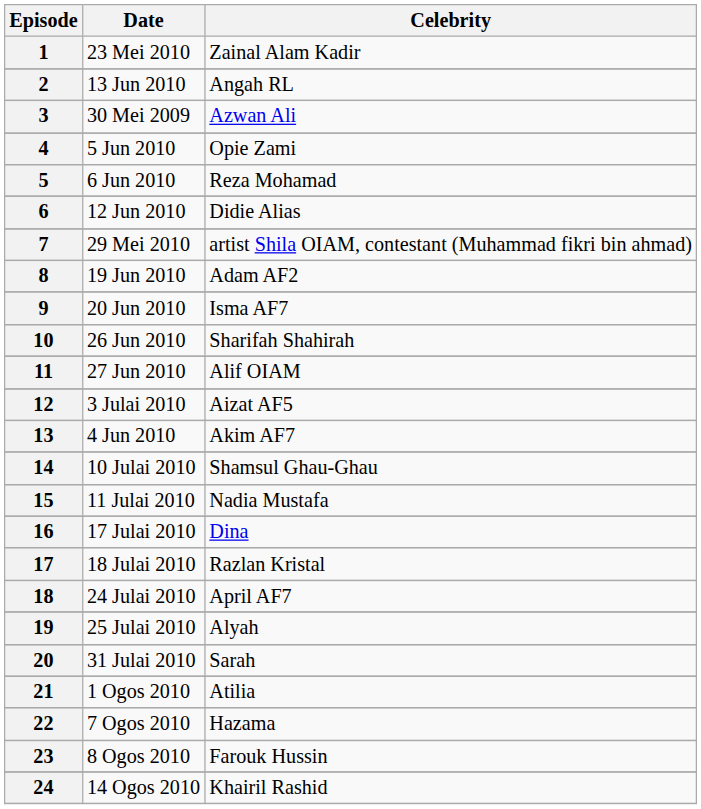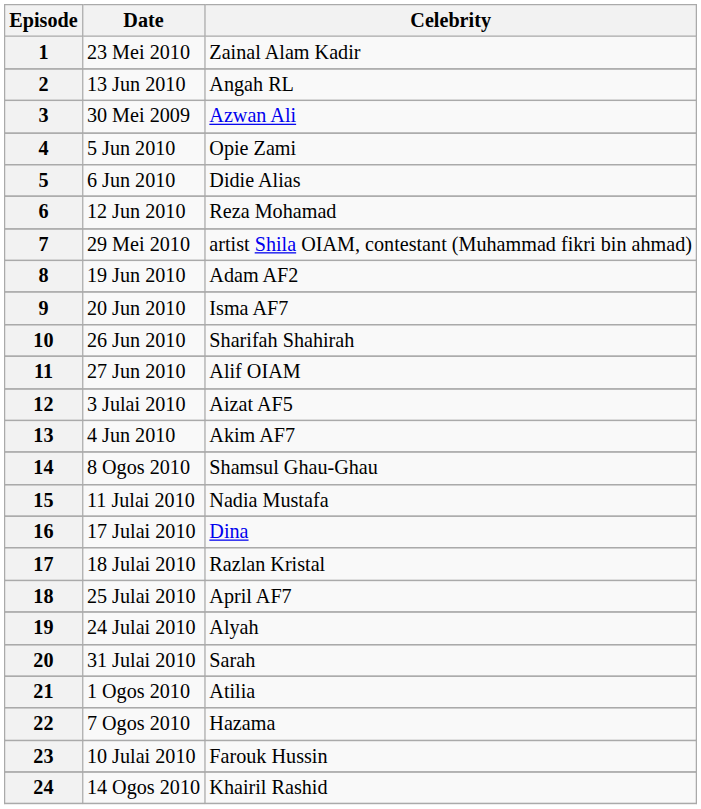(273, 180) Reza Mohamad -> (255, 180) Didie Alias
(255, 212) Didie Alias -> (273, 212) Reza Mohamad
(141, 468) 10 Julai 2010 -> (138, 468) 8 Ogos 2010
(141, 595) 24 Julai 2010 -> (141, 595) 25 Julai 2010
(141, 627) 25 Julai 2010 -> (141, 627) 24 Julai 2010
(138, 755) 8 Ogos 2010 -> (141, 755) 10 Julai 2010
